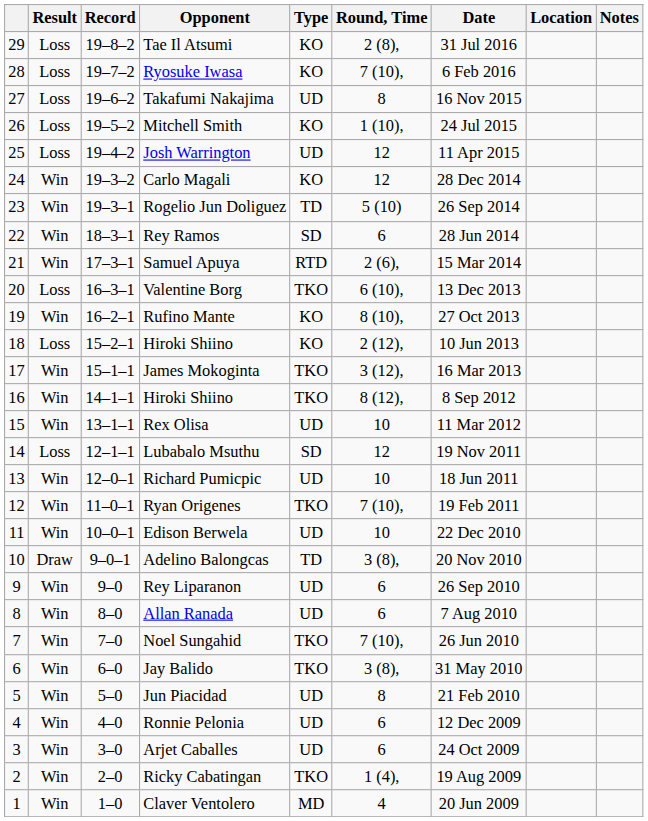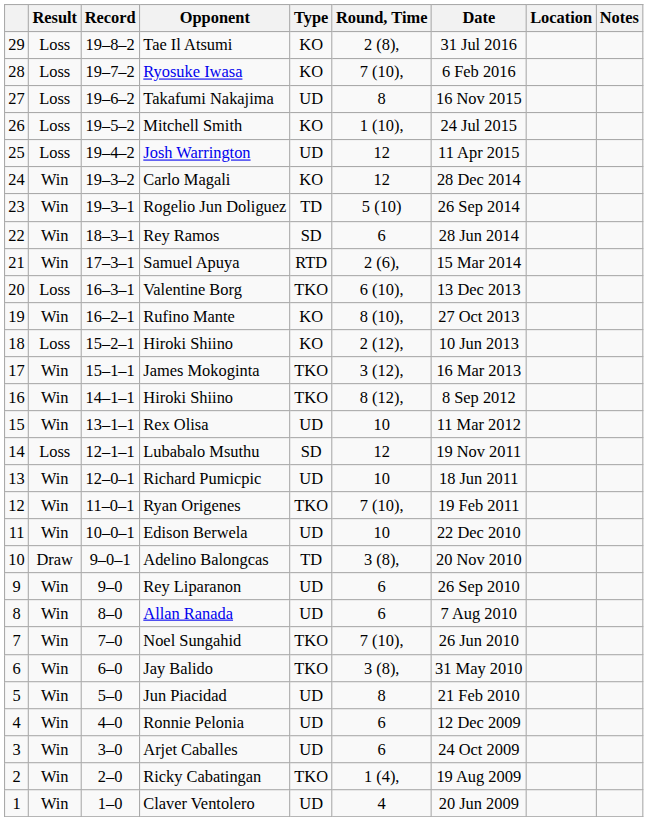(311, 803) MD -> (311, 803) UD
